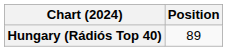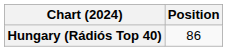(194, 35) 89 -> (194, 35) 86
